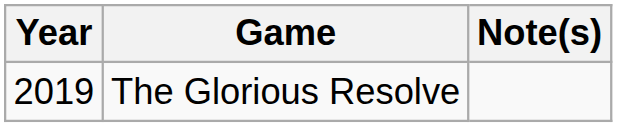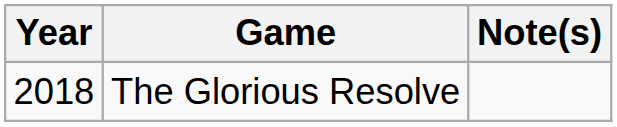(54, 90) 2019 -> (54, 90) 2018
